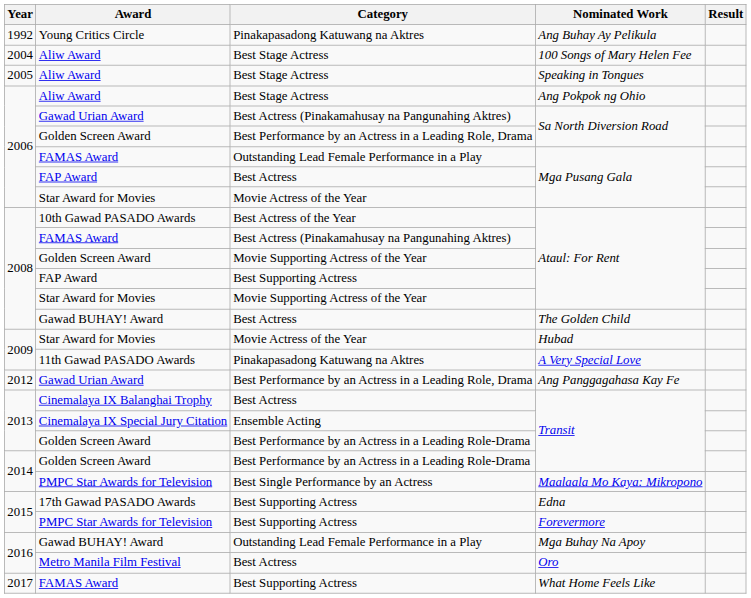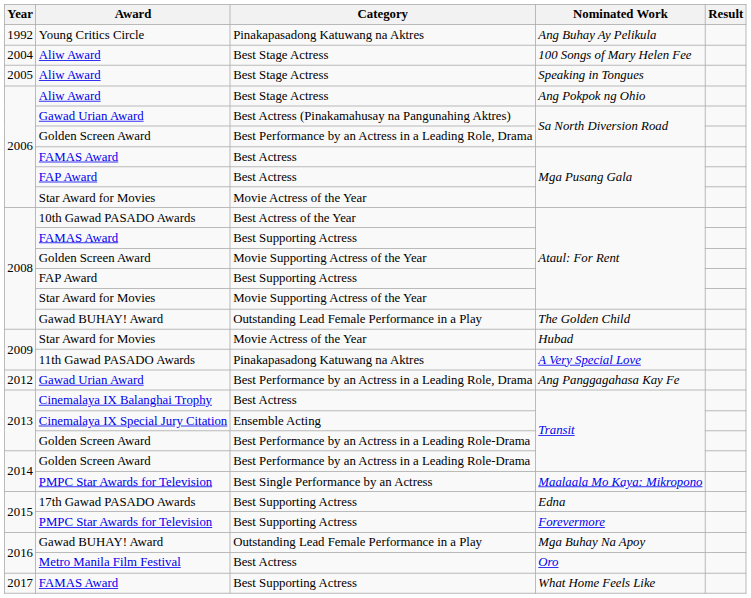(358, 156) Outstanding Lead Female Performance in a Play -> (265, 156) Best Actress
(372, 237) Best Actress (Pinakamahusay na Pangunahing Aktres) -> (295, 237) Best Supporting Actress
(265, 319) Best Actress -> (358, 319) Outstanding Lead Female Performance in a Play
